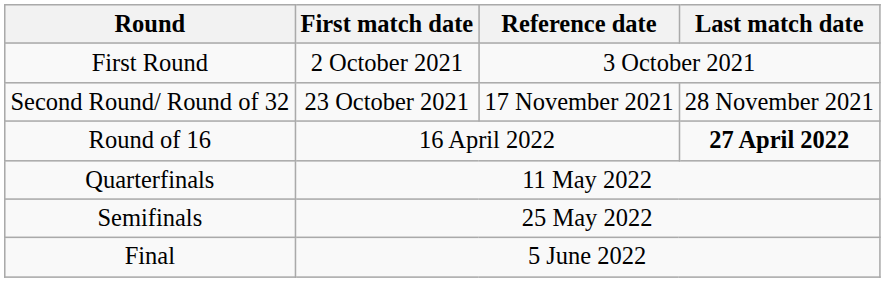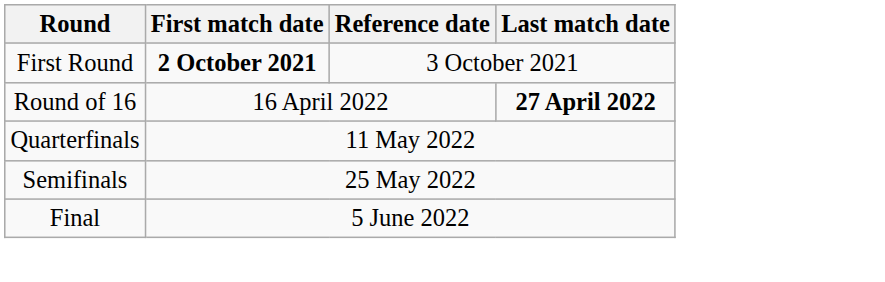(387, 62) normal -> (237, 62) bold
- row: (150, 101)
